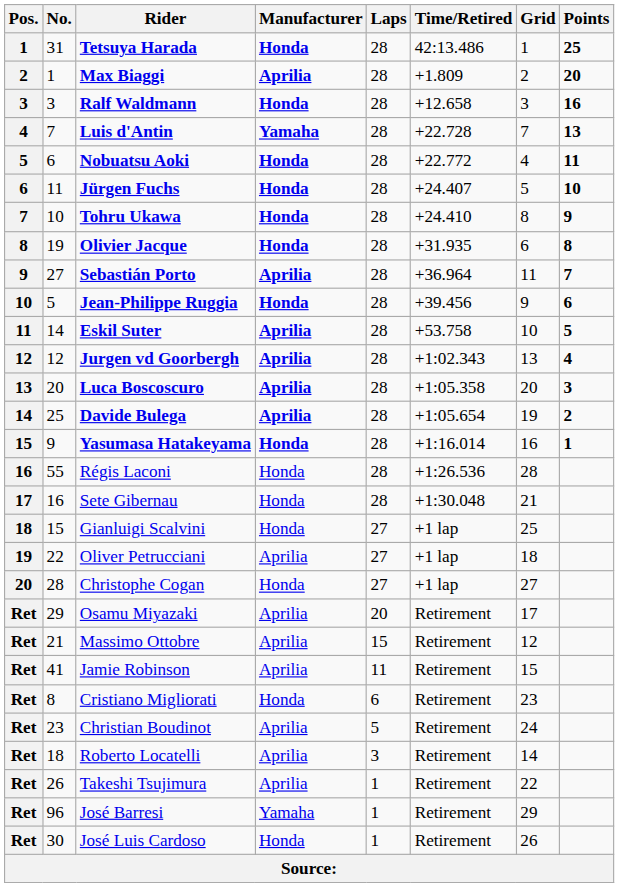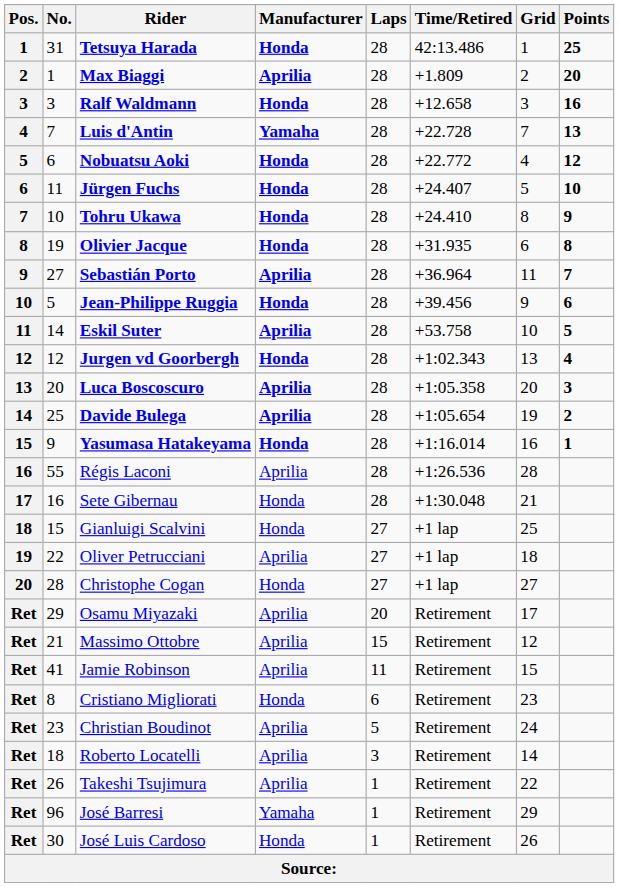(572, 160) 11 -> (572, 160) 12
(285, 358) Aprilia -> (284, 358) Honda
(282, 471) Honda -> (283, 471) Aprilia
